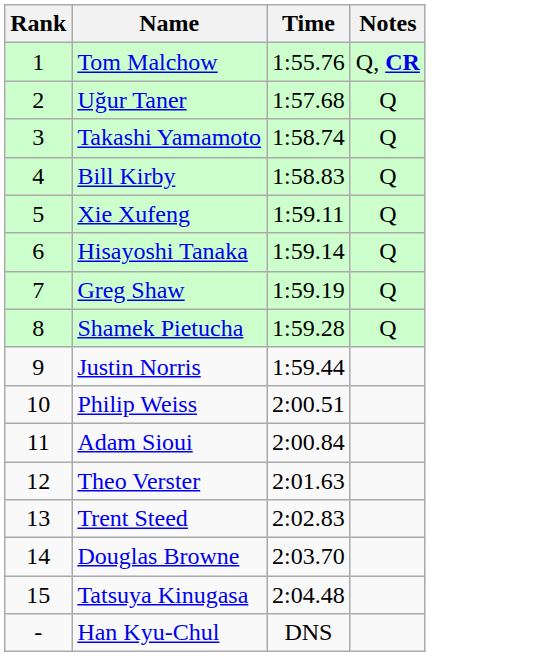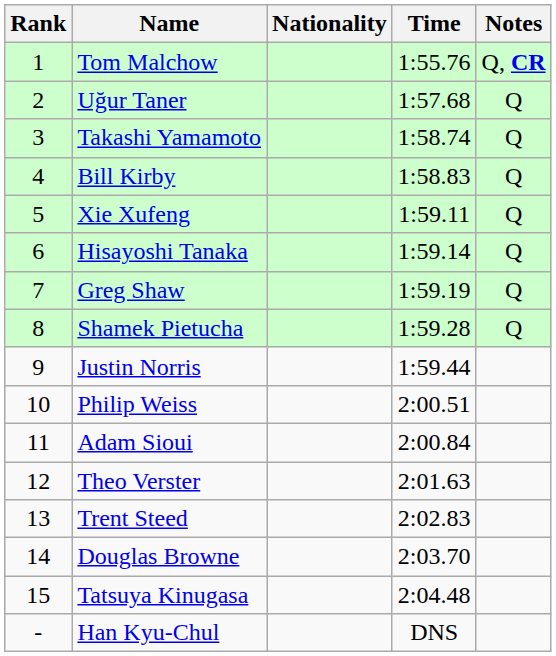+ column: (329, 23)
